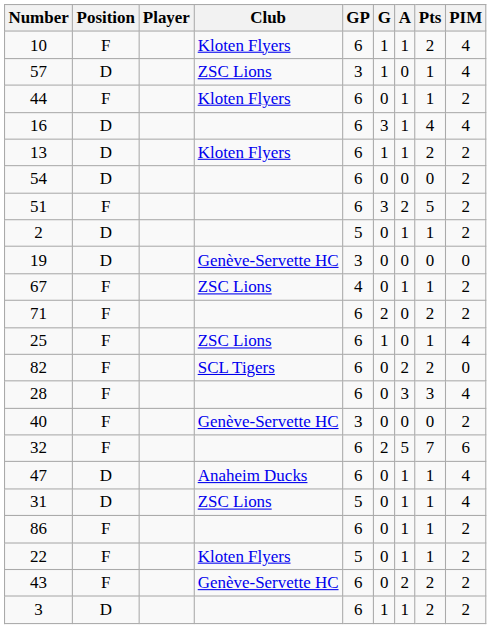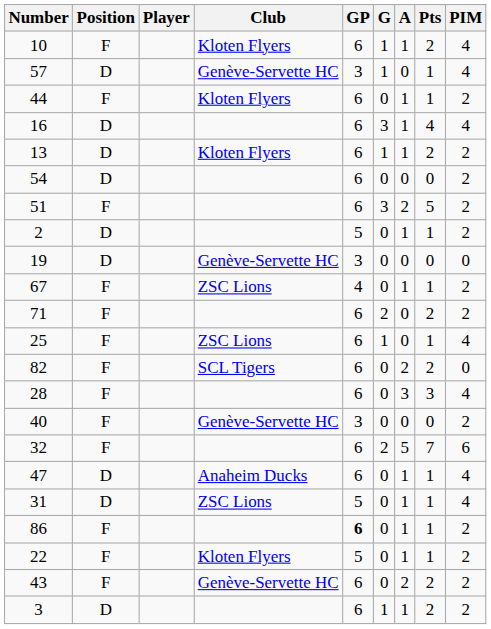(235, 71) ZSC Lions -> (268, 71) Genève-Servette HC
(358, 529) normal -> (358, 529) bold
